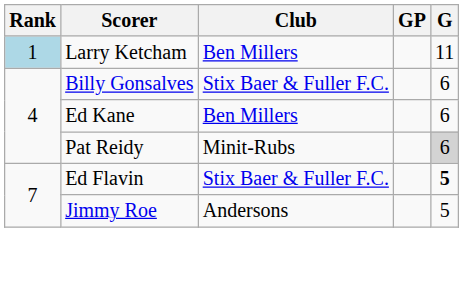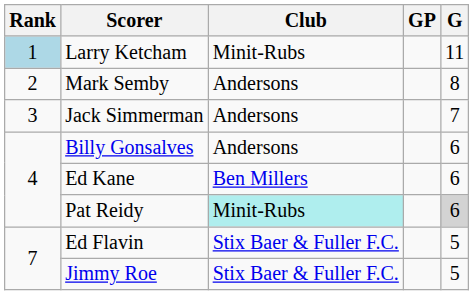(250, 52) Ben Millers -> (259, 52) Minit-Rubs
+ row: (117, 83)
+ row: (134, 115)
(296, 83) Stix Baer & Fuller F.C. -> (255, 147) Andersons
(249, 147) no background -> (259, 210) paleturquoise background
(445, 178) bold -> (455, 242) normal
(245, 210) Andersons -> (306, 274) Stix Baer & Fuller F.C.
